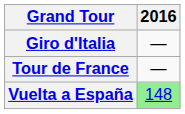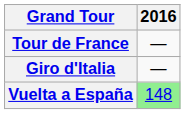rows swapped: (71, 43) <-> (71, 69)
